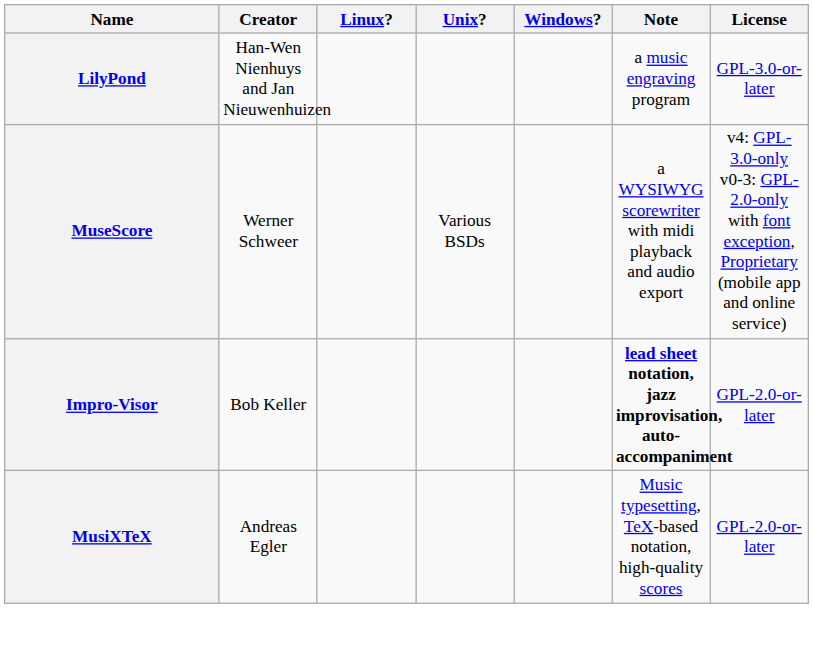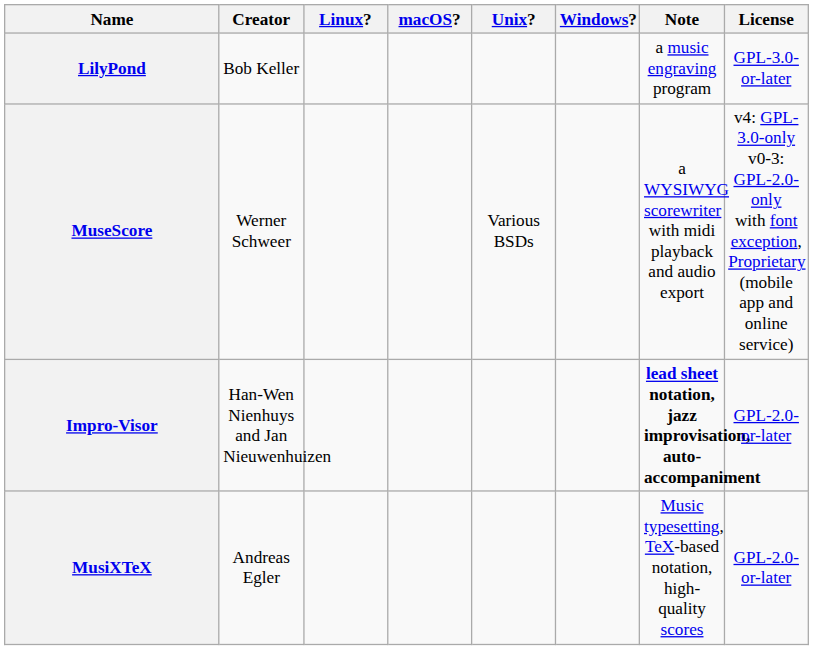+ column: (430, 19)
(277, 78) Han-Wen Nienhuys and Jan Nieuwenhuizen -> (261, 68) Bob Keller
(268, 404) Bob Keller -> (277, 425) Han-Wen Nienhuys and Jan Nieuwenhuizen
